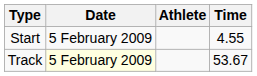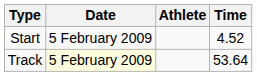(230, 37) 4.55 -> (230, 37) 4.52
(230, 60) 53.67 -> (230, 60) 53.64
